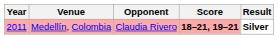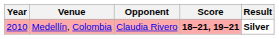(17, 27) 2011 -> (17, 27) 2010
